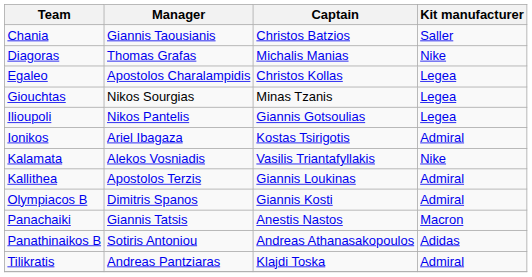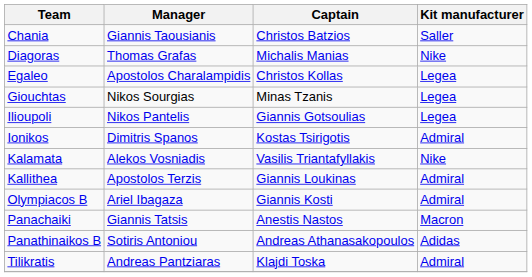(145, 138) Ariel Ibagaza -> (152, 138) Dimitris Spanos
(152, 199) Dimitris Spanos -> (145, 199) Ariel Ibagaza
